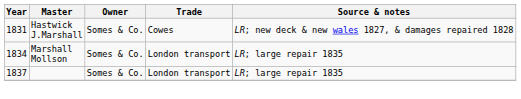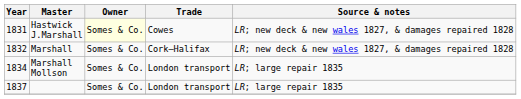(115, 30) no background -> (115, 30) lightyellow background
+ row: (17, 49)
